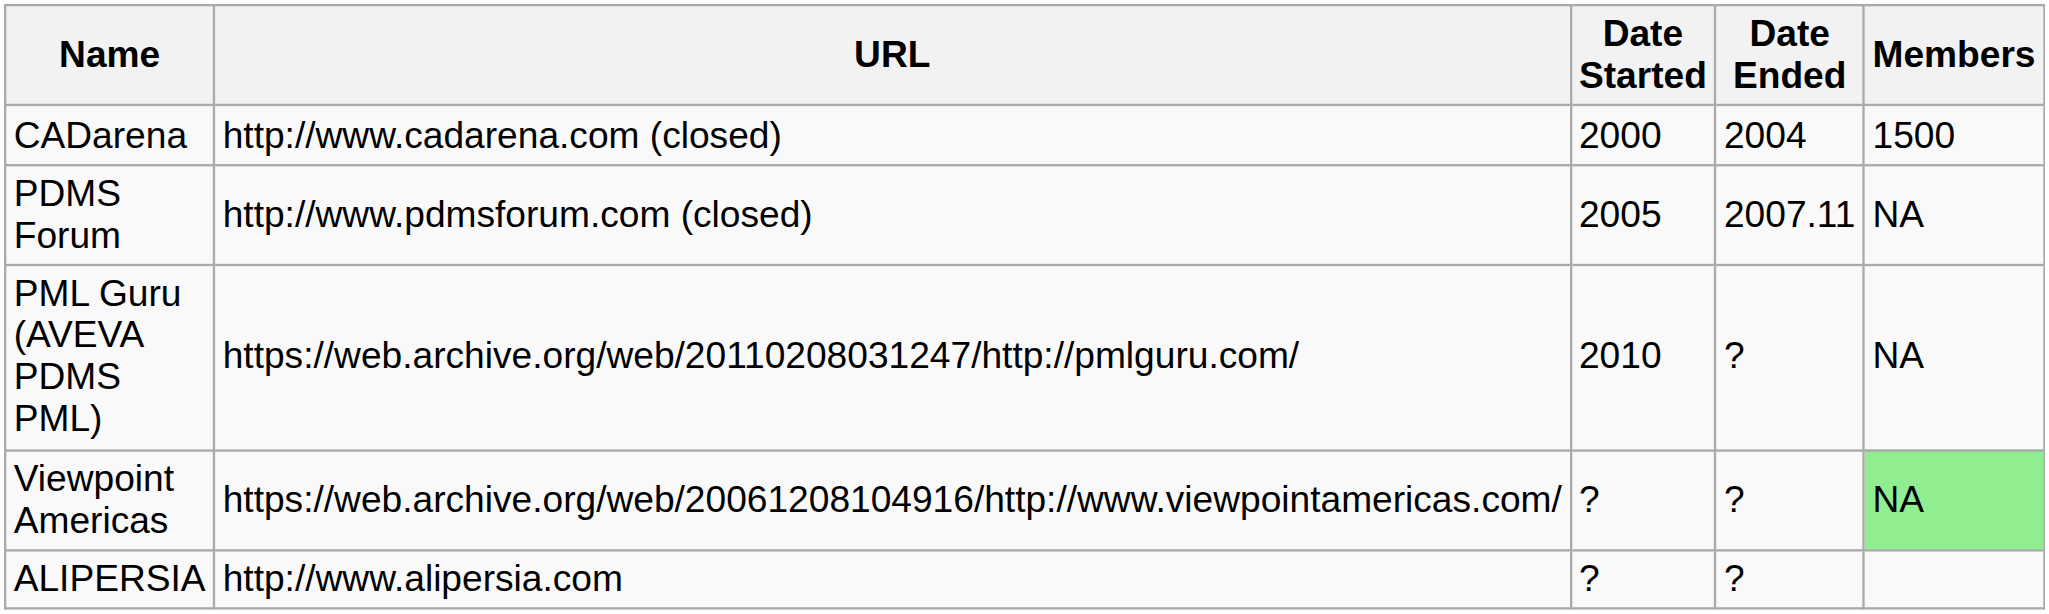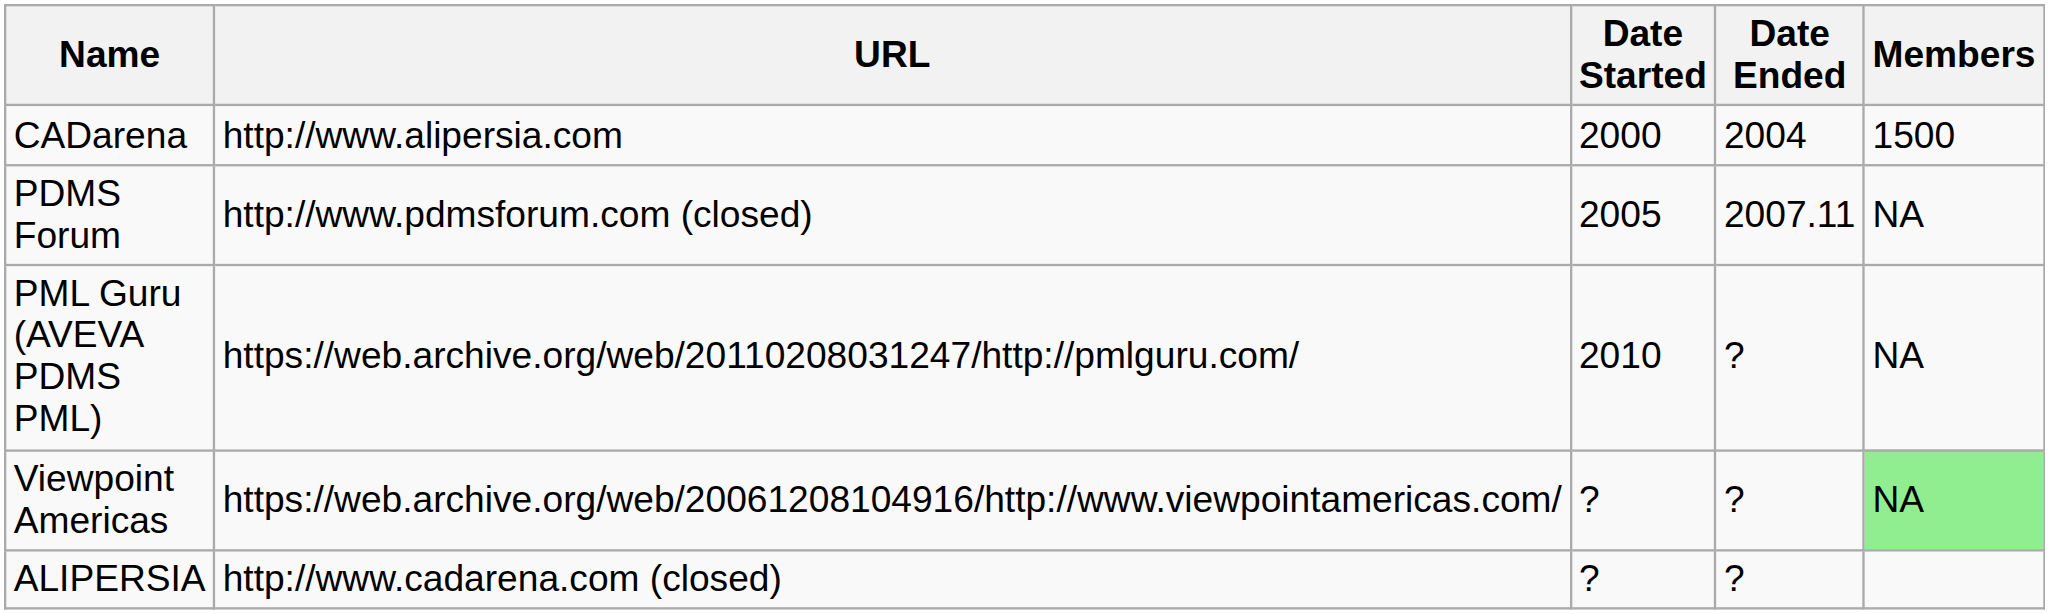(502, 134) http://www.cadarena.com (closed) -> (423, 134) http://www.alipersia.com
(423, 578) http://www.alipersia.com -> (502, 578) http://www.cadarena.com (closed)
